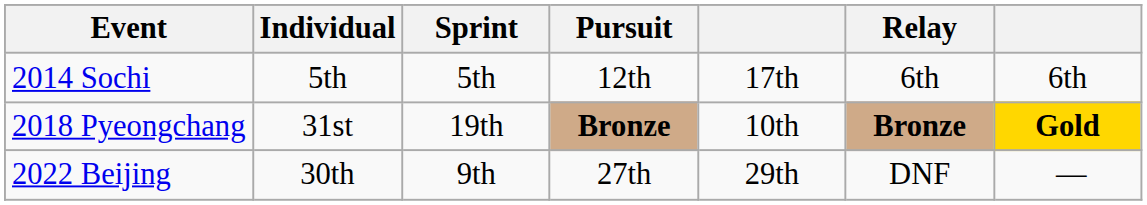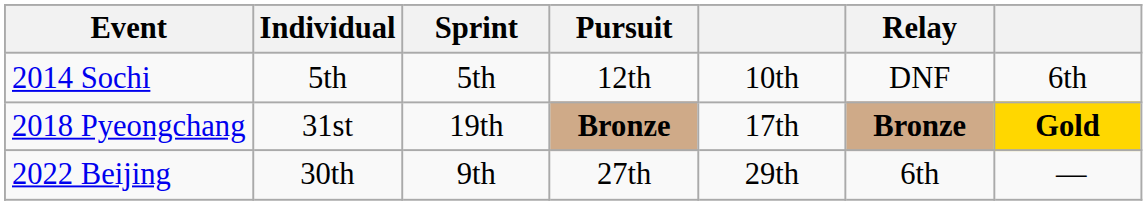(772, 77) 17th -> (772, 77) 10th
(920, 77) 6th -> (920, 77) DNF
(772, 125) 10th -> (772, 125) 17th
(920, 174) DNF -> (920, 174) 6th
